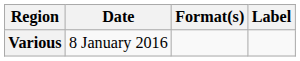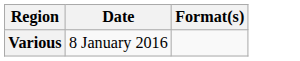- column: (271, 17)
